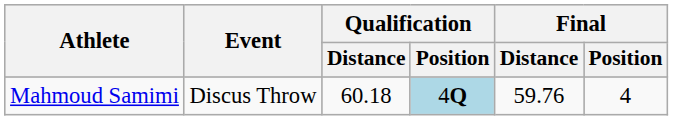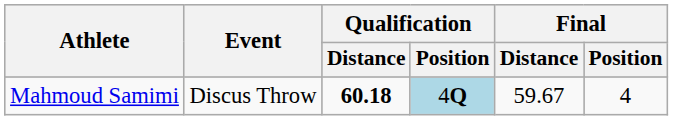(366, 96) normal -> (366, 96) bold
(539, 96) 59.76 -> (539, 96) 59.67
